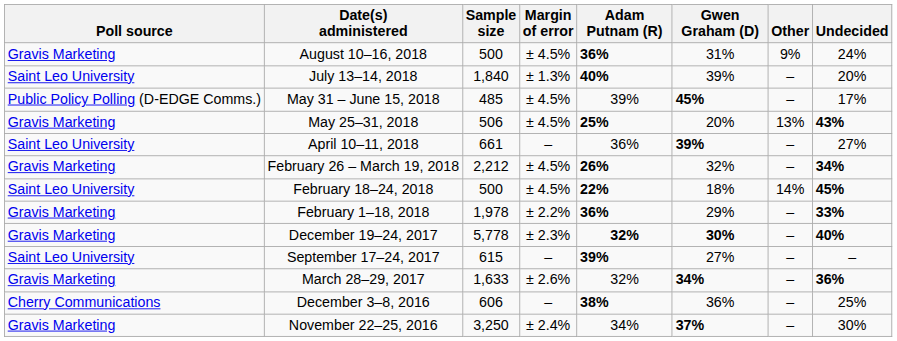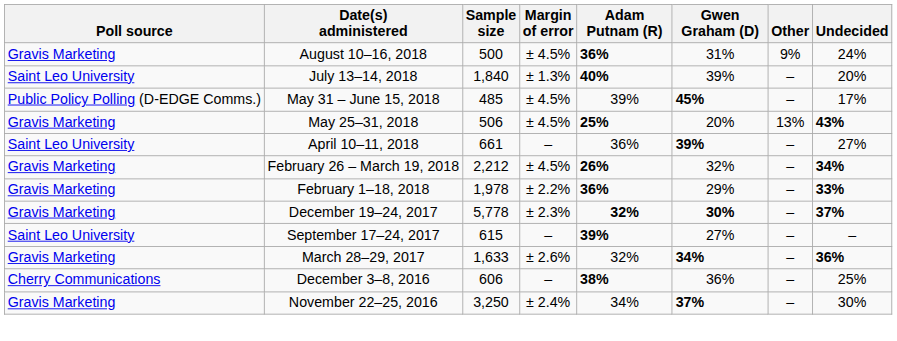- row: (363, 189)
(830, 235) 40% -> (830, 212) 37%
